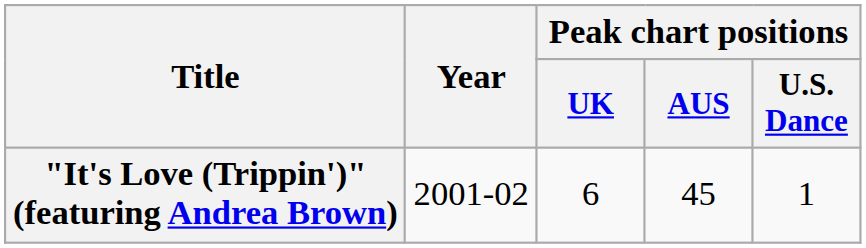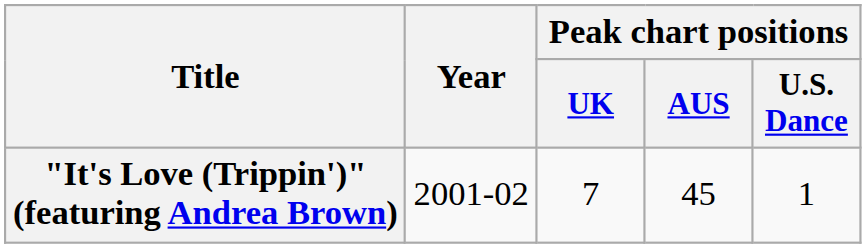(591, 194) 6 -> (591, 194) 7
